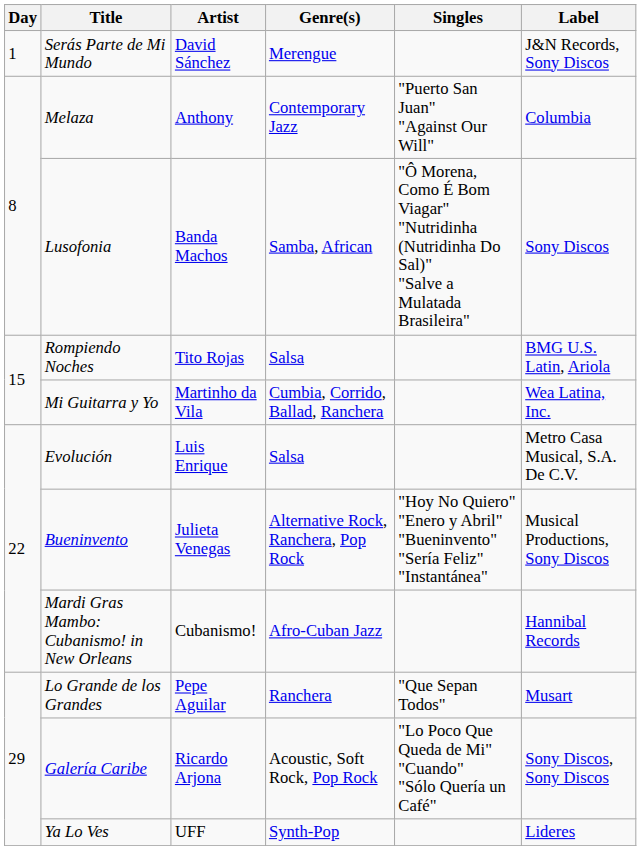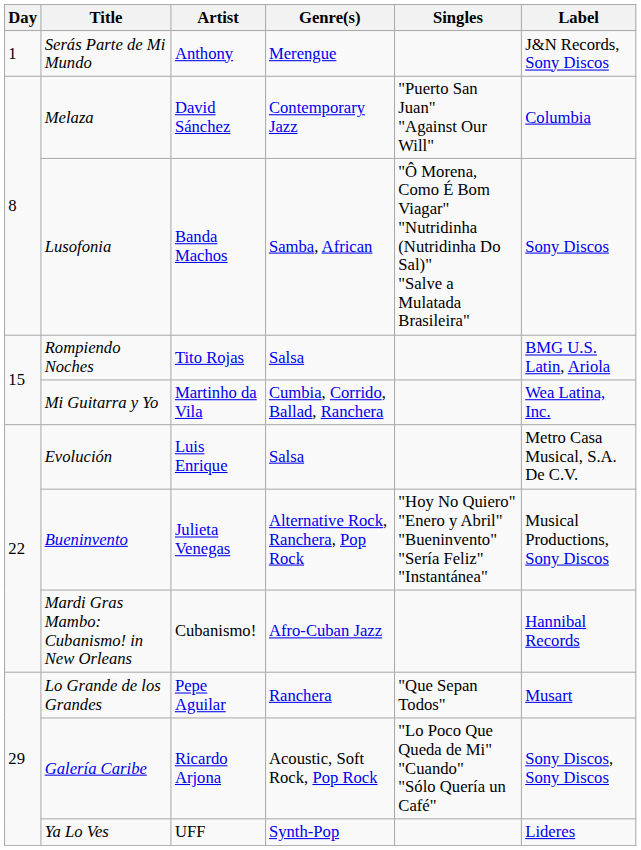(203, 53) David Sánchez -> (204, 53) Anthony
(204, 117) Anthony -> (203, 117) David Sánchez
